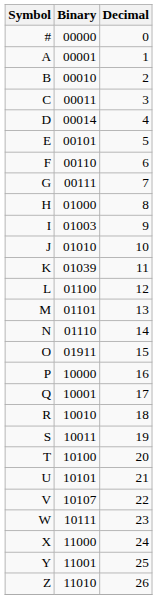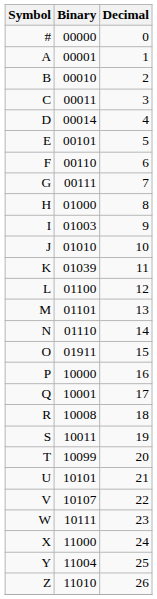(80, 415) 10010 -> (80, 415) 10008
(80, 457) 10100 -> (80, 457) 10099
(80, 562) 11001 -> (80, 562) 11004
